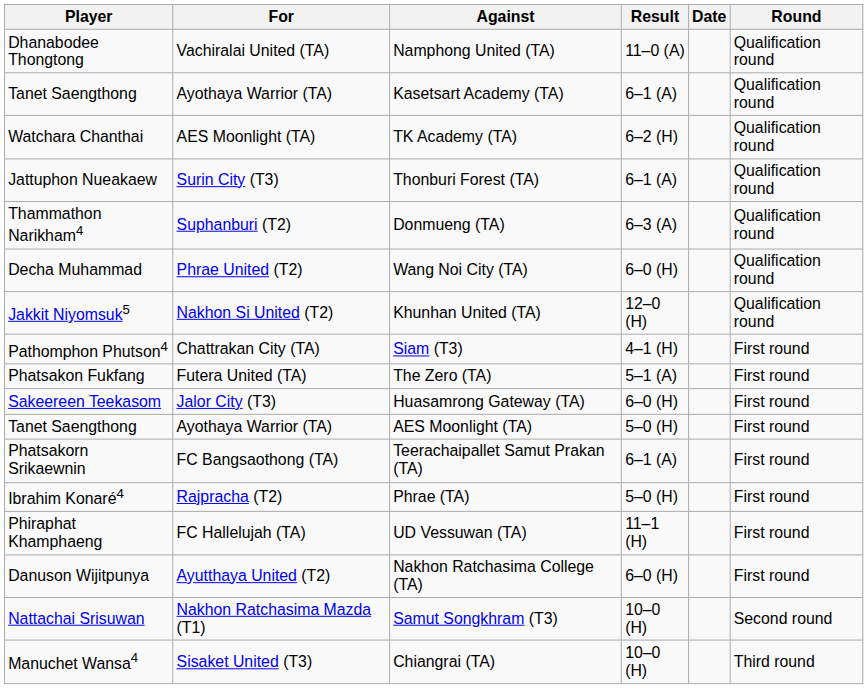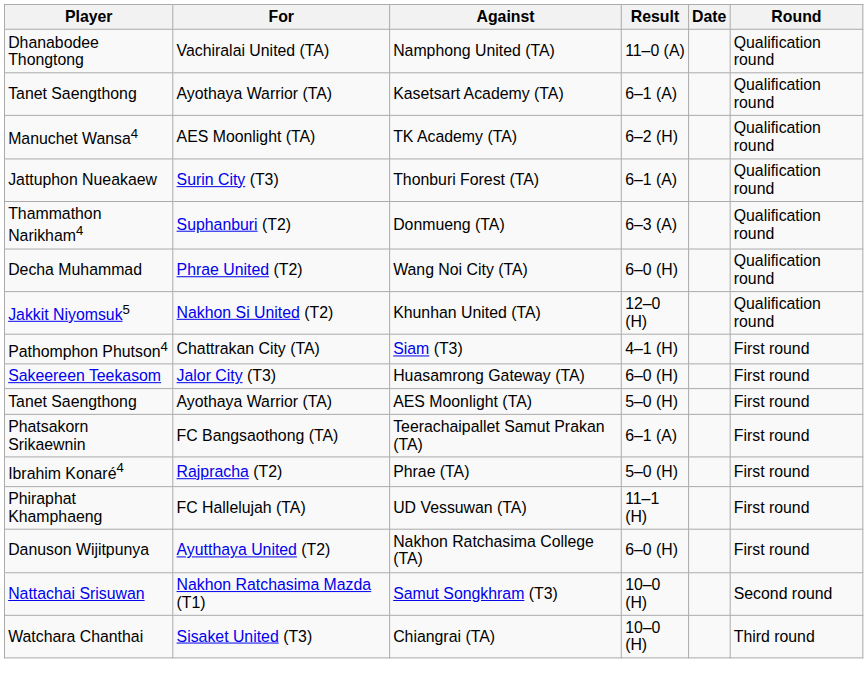(76, 136) Watchara Chanthai -> (73, 136) Manuchet Wansa4
- row: (442, 376)
(73, 661) Manuchet Wansa4 -> (76, 636) Watchara Chanthai
